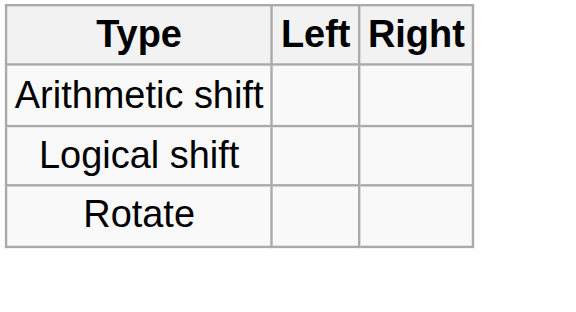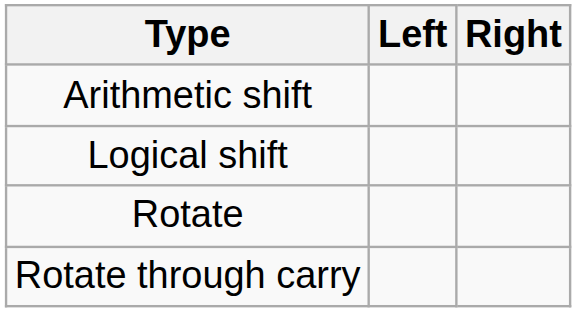+ row: (188, 275)
